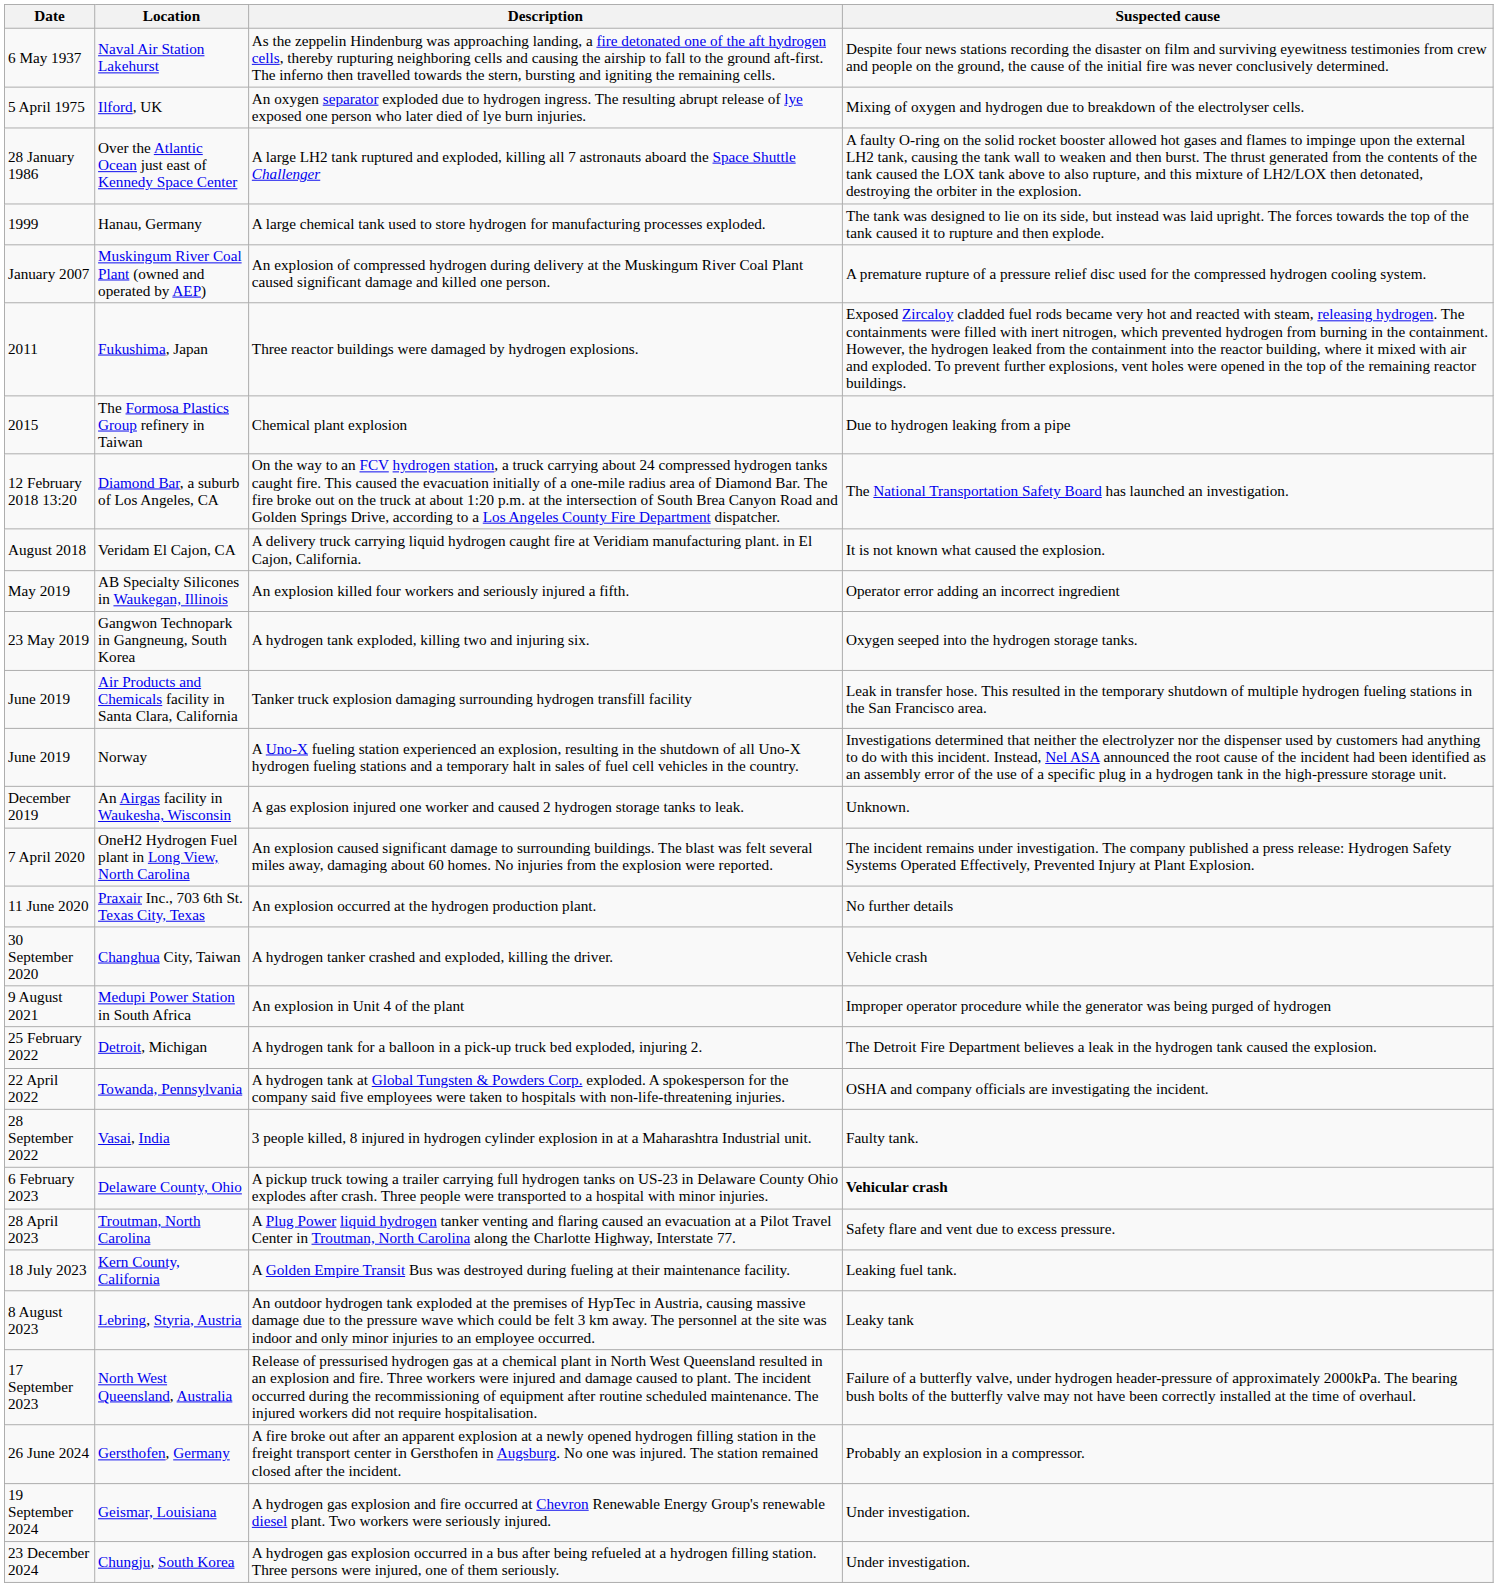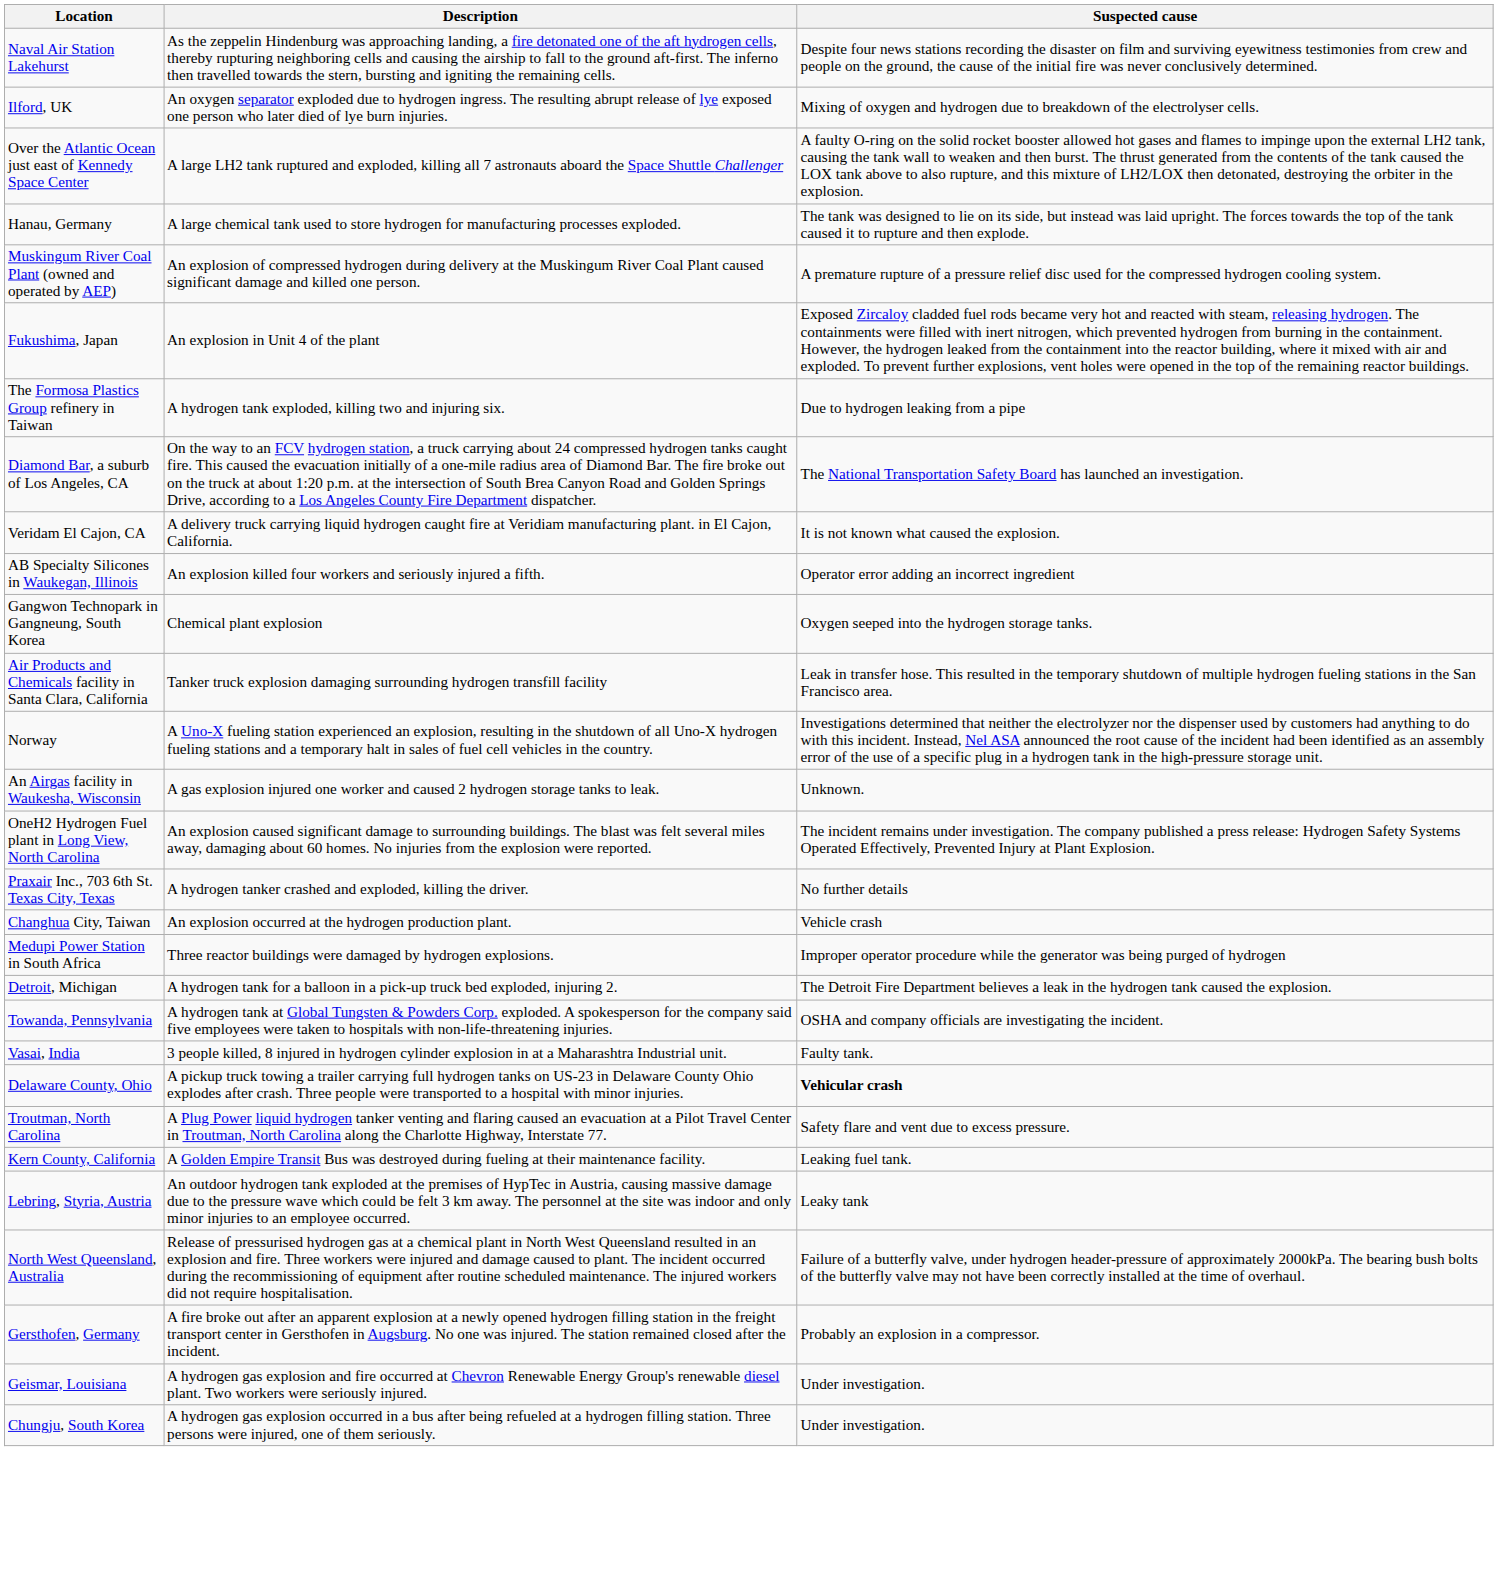- column: (50, 16)
(445, 349) Three reactor buildings were damaged by hydrogen explosions. -> (273, 340) An explosion in Unit 4 of the plant
(330, 424) Chemical plant explosion -> (336, 407) A hydrogen tank exploded, killing two and injuring six.
(421, 640) A hydrogen tank exploded, killing two and injuring six. -> (245, 623) Chemical plant explosion
(424, 906) An explosion occurred at the hydrogen production plant. -> (348, 889) A hydrogen tanker crashed and exploded, killing the driver.
(433, 956) A hydrogen tanker crashed and exploded, killing the driver. -> (339, 922) An explosion occurred at the hydrogen production plant.
(358, 1006) An explosion in Unit 4 of the plant -> (360, 954) Three reactor buildings were damaged by hydrogen explosions.
